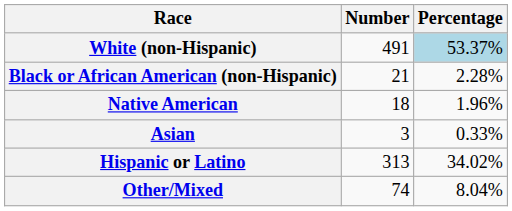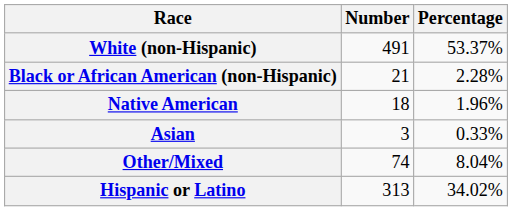(475, 47) lightblue background -> (475, 47) no background
rows swapped: (173, 190) <-> (173, 162)
